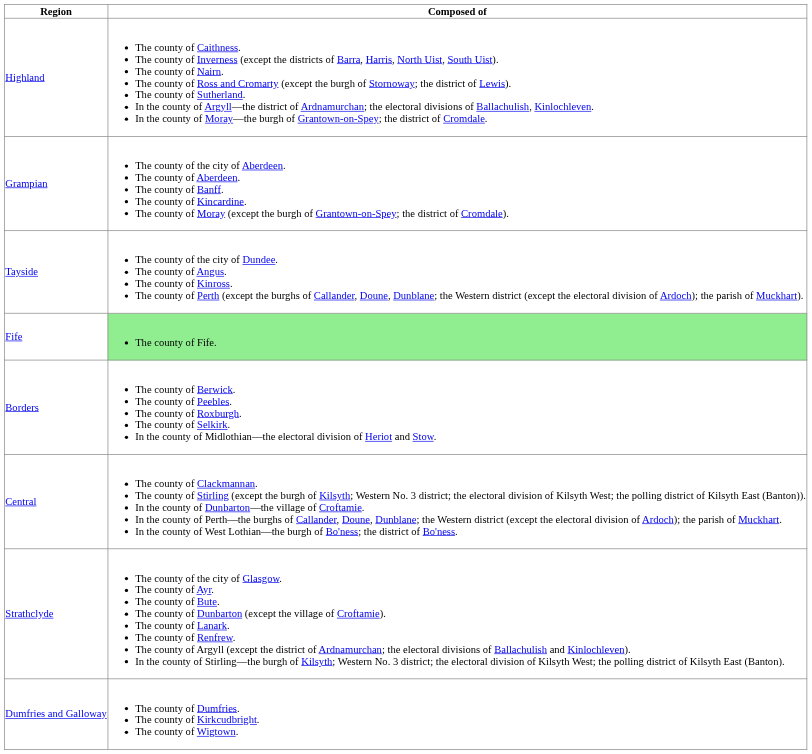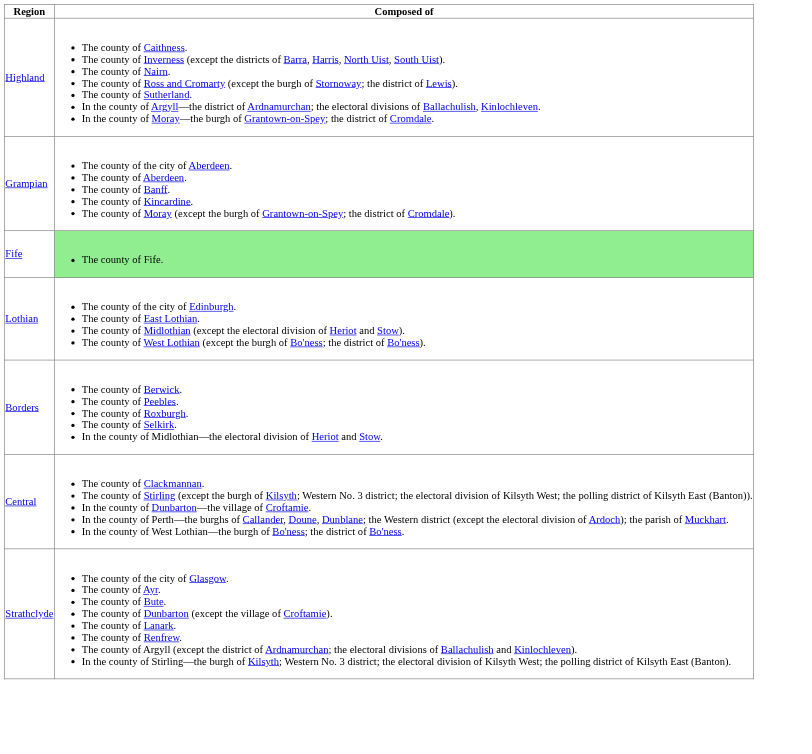- row: (22, 272)
+ row: (22, 318)
- row: (56, 714)
